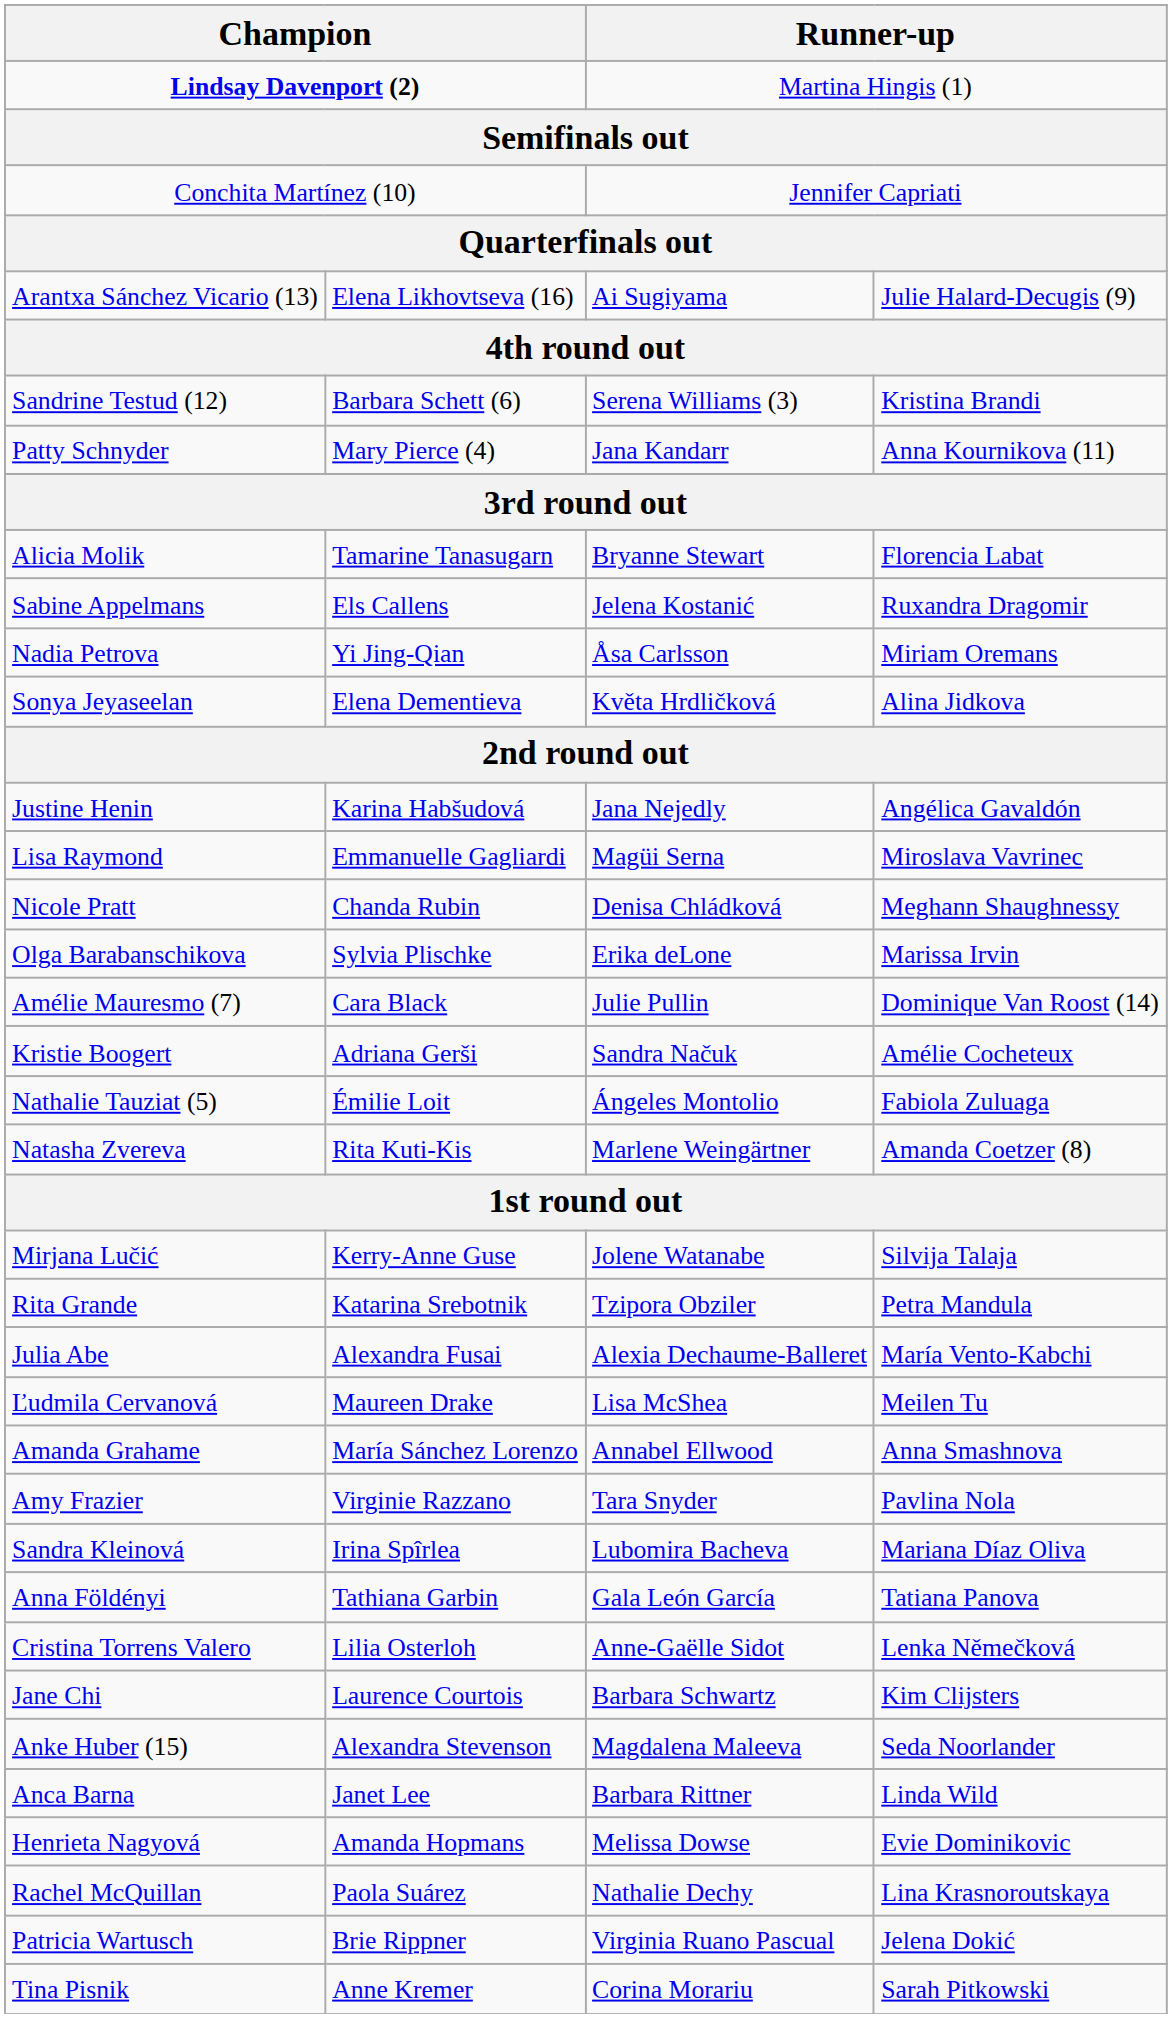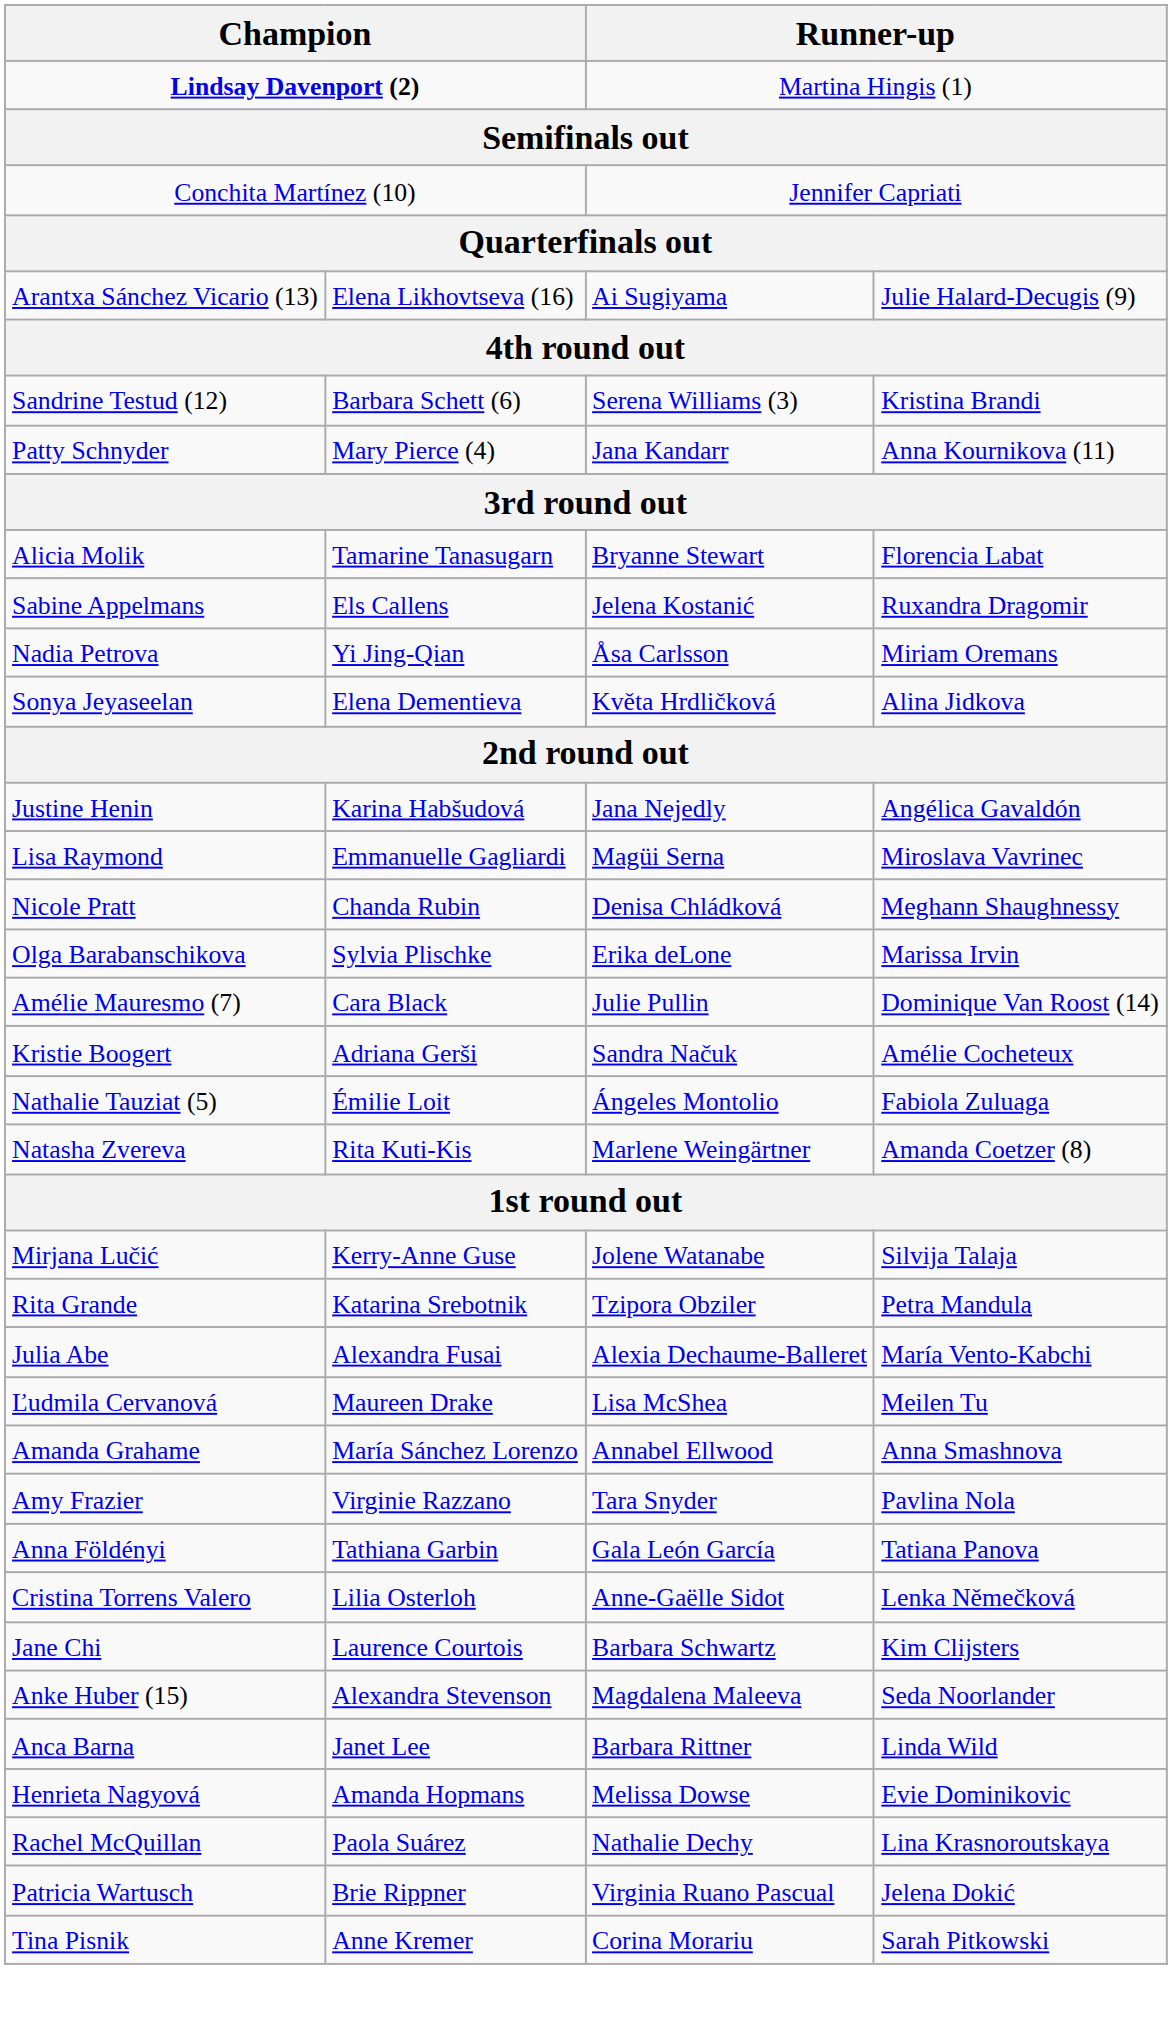- row: (98, 1549)
